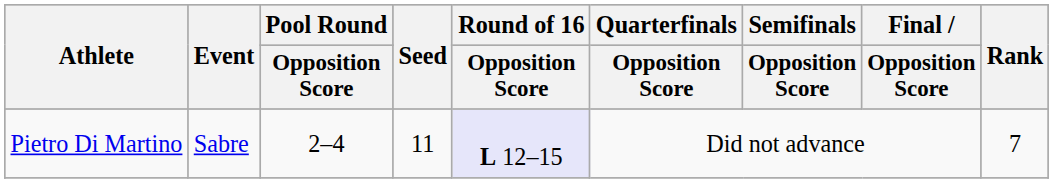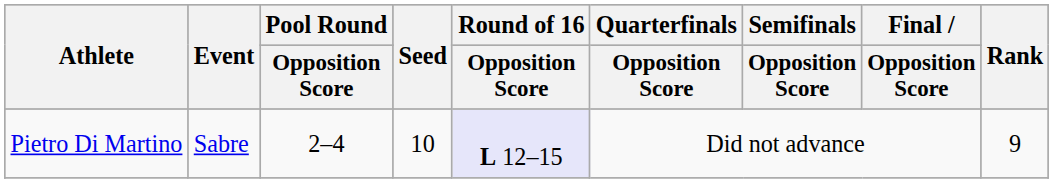(423, 143) 11 -> (423, 143) 10
(1015, 143) 7 -> (1015, 143) 9
